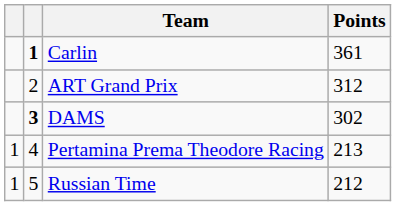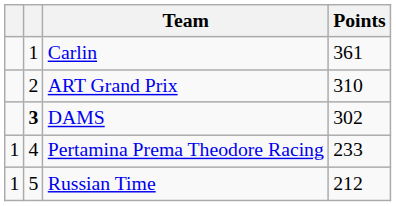(34, 52) bold -> (34, 52) normal
(348, 85) 312 -> (348, 85) 310
(348, 150) 213 -> (348, 150) 233
